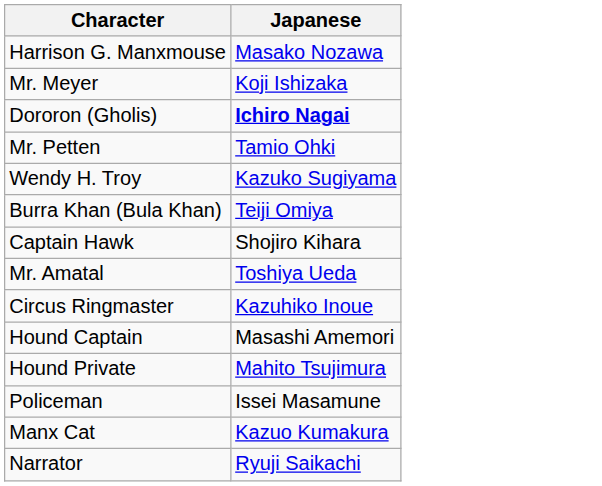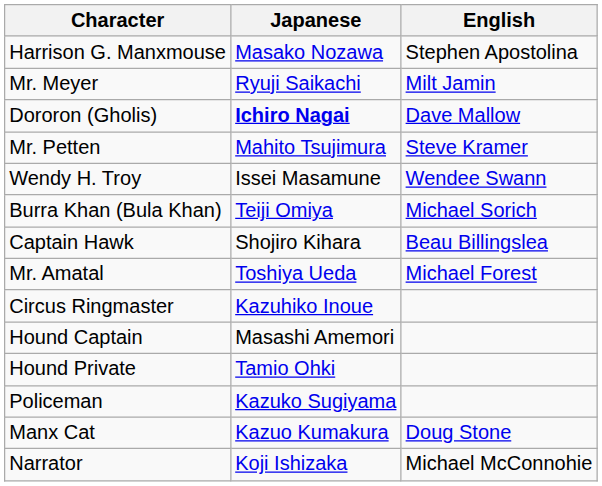+ column: (499, 20)
(291, 83) Koji Ishizaka -> (298, 83) Ryuji Saikachi
(285, 147) Tamio Ohki -> (311, 147) Mahito Tsujimura
(316, 178) Kazuko Sugiyama -> (308, 178) Issei Masamune
(311, 369) Mahito Tsujimura -> (285, 369) Tamio Ohki
(308, 400) Issei Masamune -> (316, 400) Kazuko Sugiyama
(298, 464) Ryuji Saikachi -> (291, 464) Koji Ishizaka
